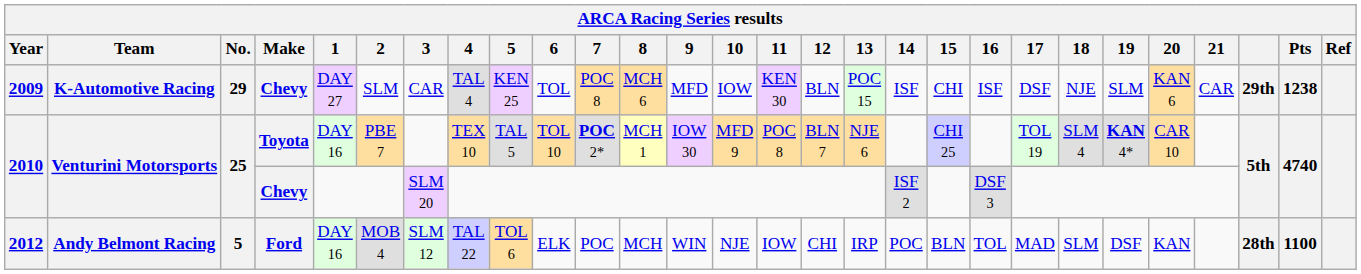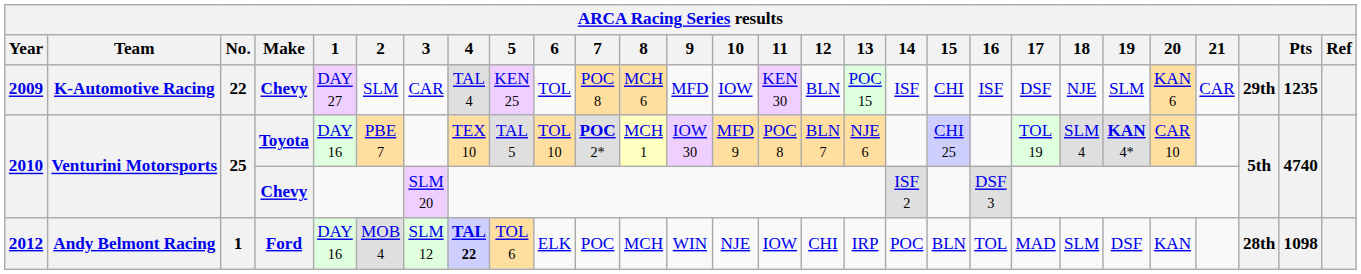(238, 89) 29 -> (238, 89) 22
(1300, 89) 1238 -> (1301, 89) 1235
(238, 243) 5 -> (238, 243) 1
(469, 242) normal -> (469, 243) bold
(1300, 243) 1100 -> (1301, 243) 1098
